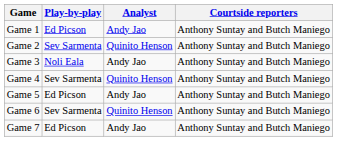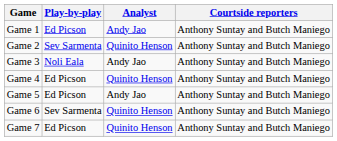(73, 78) Sev Sarmenta -> (65, 78) Ed Picson
(126, 128) Andy Jao -> (139, 128) Quinito Henson
